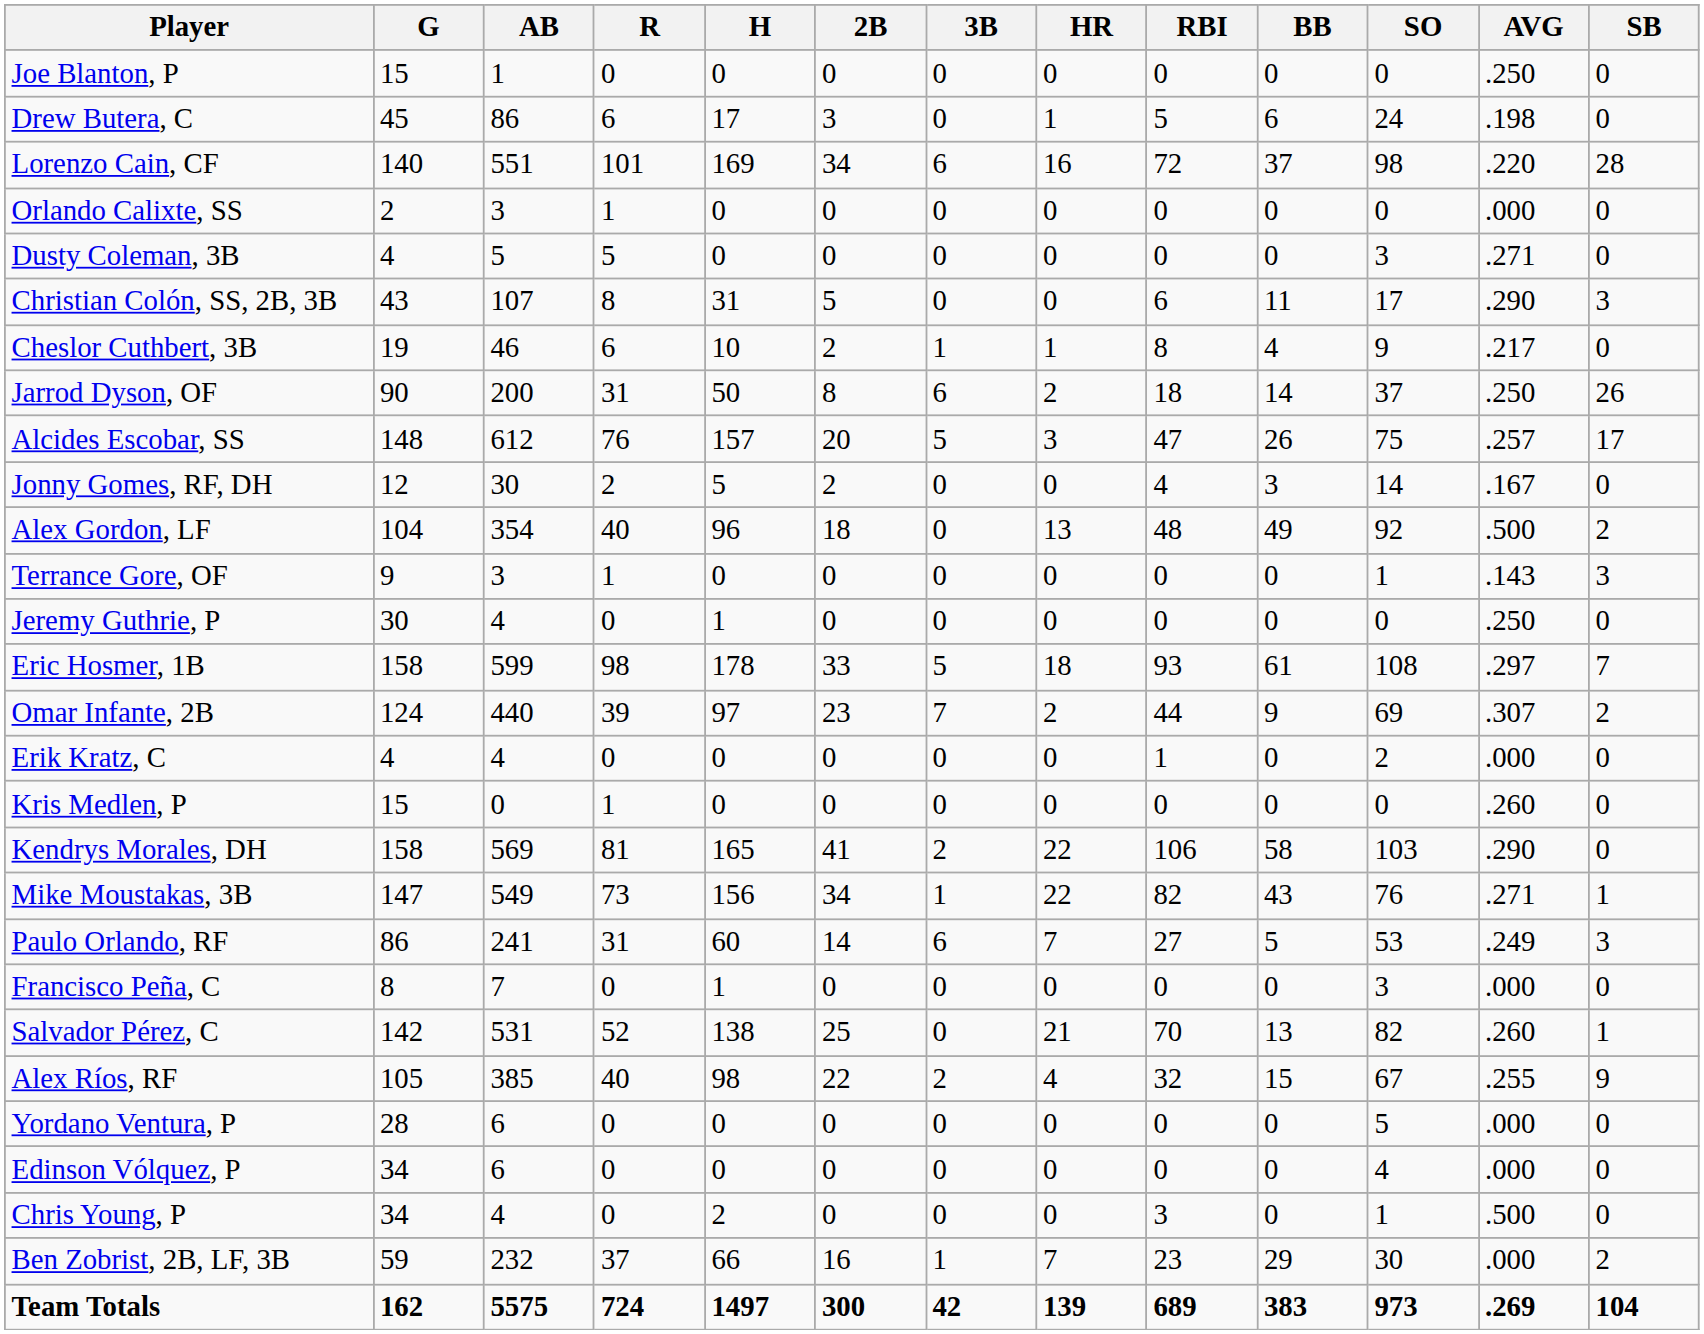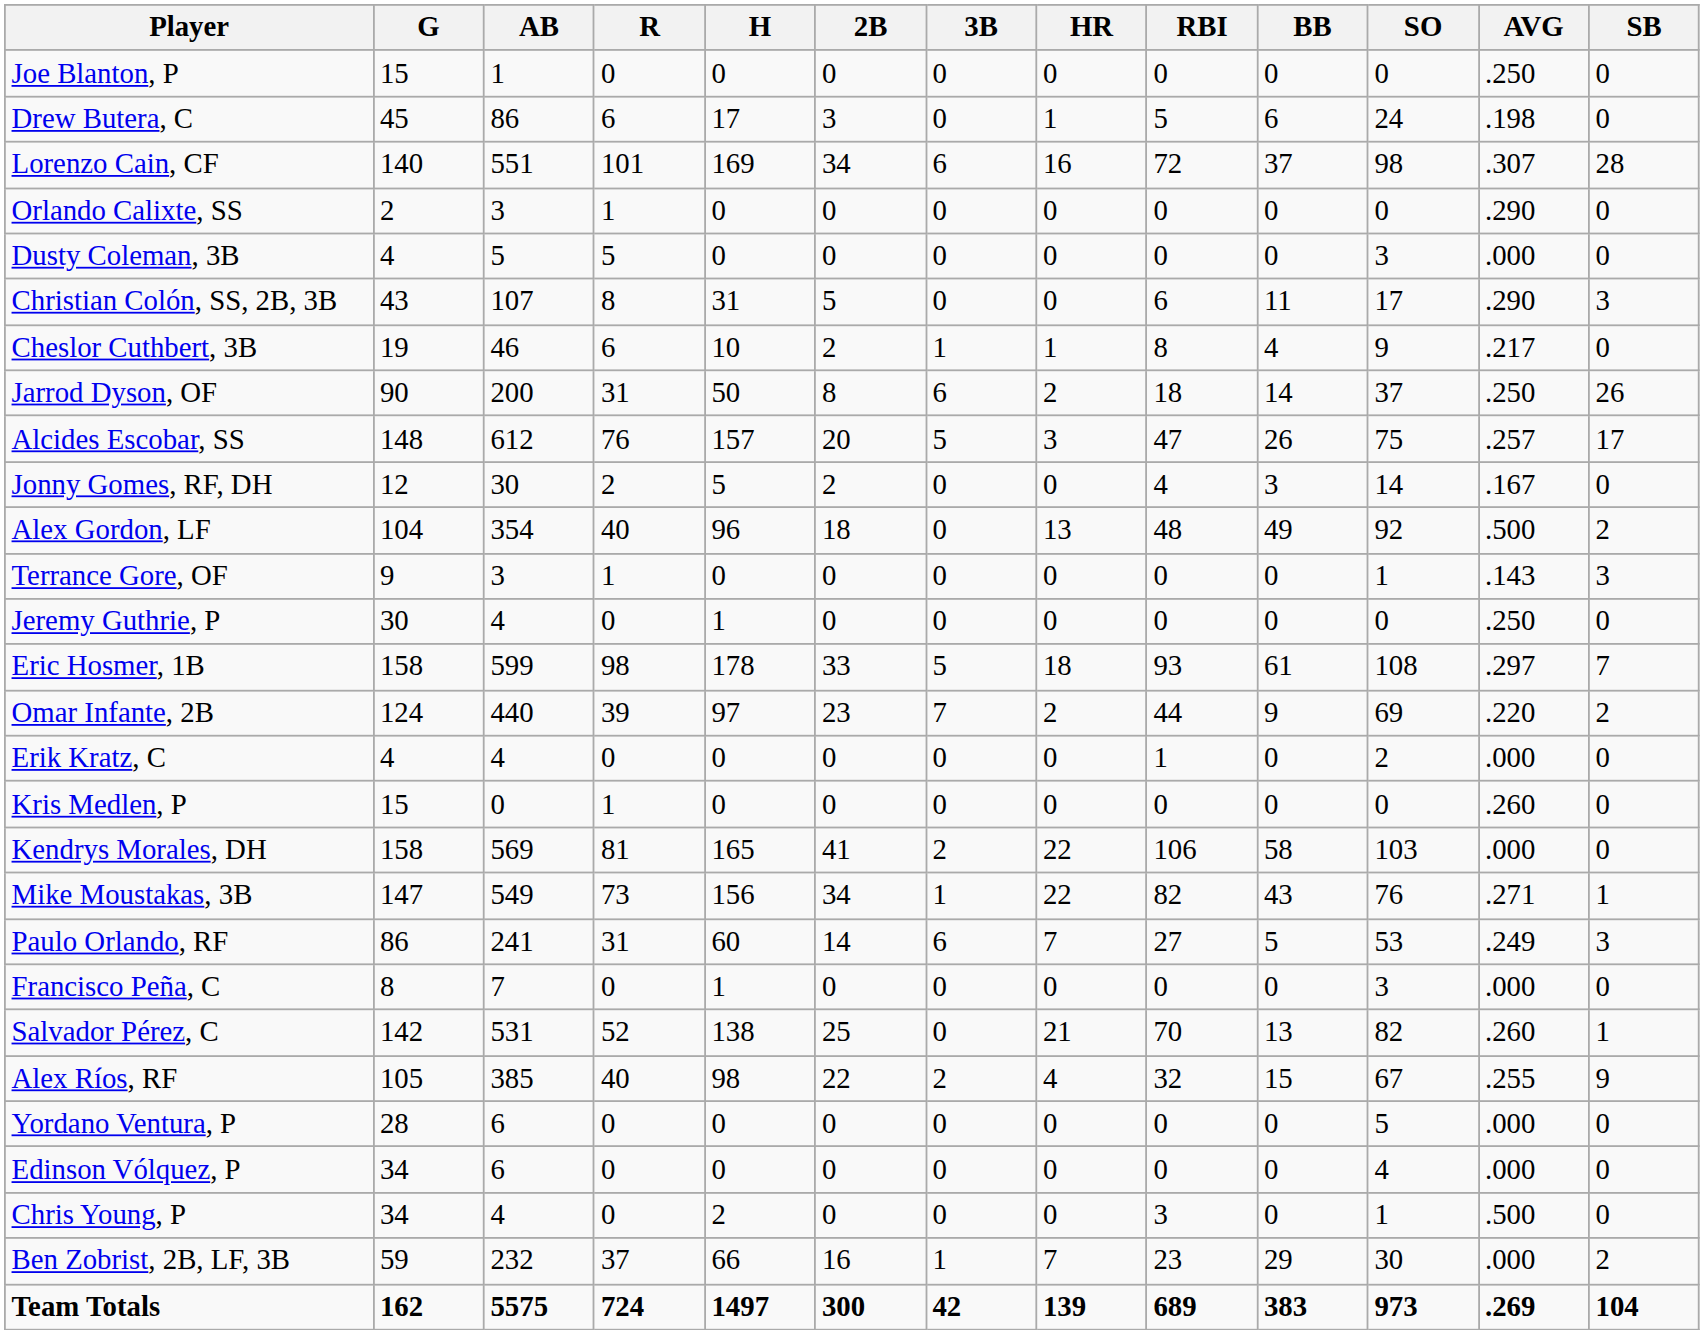(1510, 164) .220 -> (1510, 164) .307
(1510, 210) .000 -> (1510, 210) .290
(1510, 255) .271 -> (1510, 255) .000
(1510, 712) .307 -> (1510, 712) .220
(1510, 849) .290 -> (1510, 849) .000
